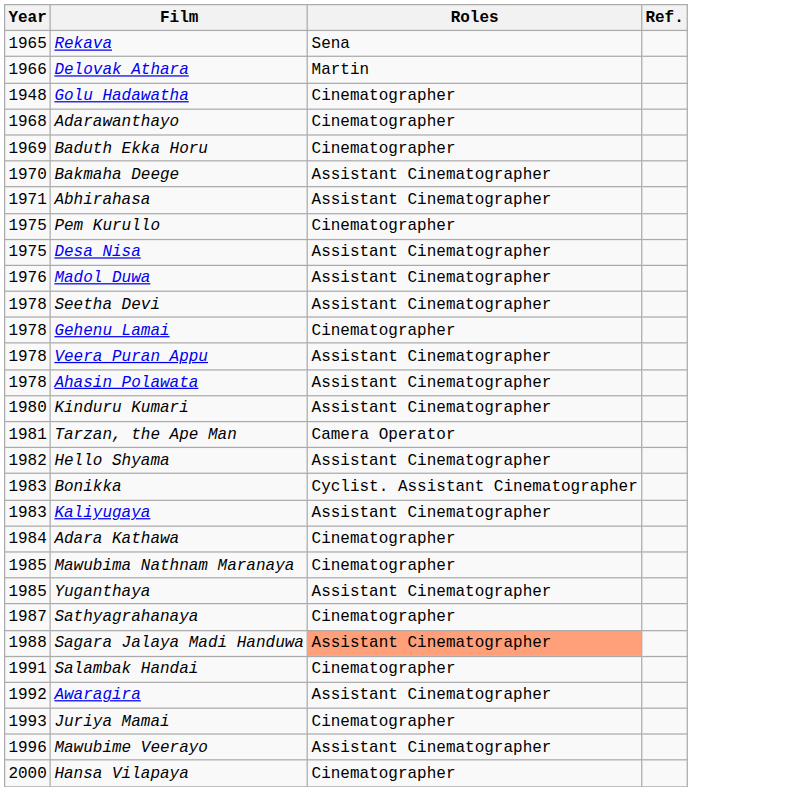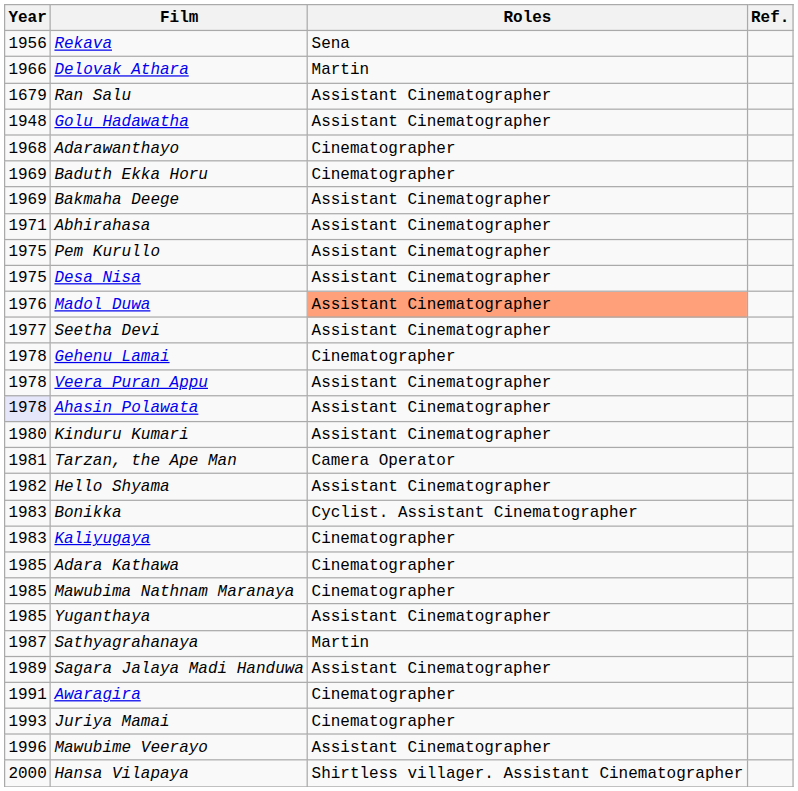(28, 44) 1965 -> (28, 44) 1956
+ row: (93, 96)
(384, 96) Cinematographer -> (431, 122) Assistant Cinematographer
(28, 174) 1970 -> (28, 200) 1969
(384, 226) Cinematographer -> (431, 252) Assistant Cinematographer
(431, 278) no background -> (431, 304) lightsalmon background
(28, 304) 1978 -> (28, 330) 1977
(28, 382) no background -> (28, 409) lavender background
(431, 513) Assistant Cinematographer -> (384, 539) Cinematographer
(28, 539) 1984 -> (28, 565) 1985
(384, 617) Cinematographer -> (340, 643) Martin
(28, 643) 1988 -> (28, 669) 1989
(431, 643) lightsalmon background -> (431, 669) no background
- row: (126, 669)
(28, 695) 1992 -> (28, 695) 1991
(431, 695) Assistant Cinematographer -> (384, 695) Cinematographer
(384, 773) Cinematographer -> (527, 773) Shirtless villager. Assistant Cinematographer
